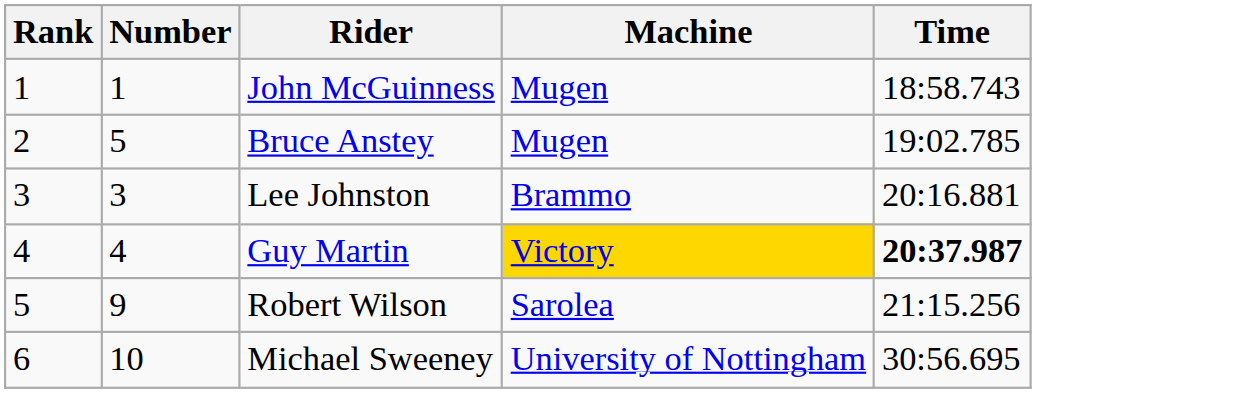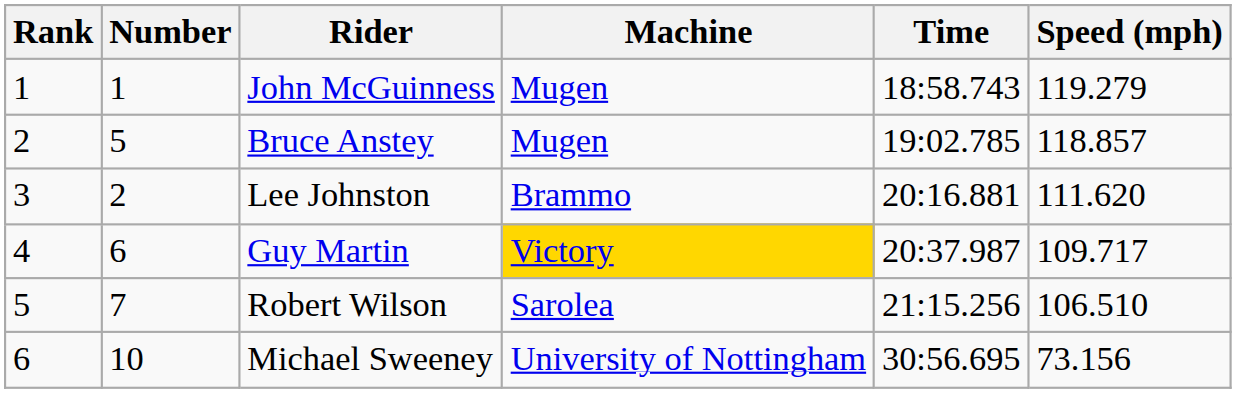+ column: (1130, 31)
(118, 195) 3 -> (118, 195) 2
(118, 250) 4 -> (118, 250) 6
(952, 250) bold -> (951, 250) normal
(118, 304) 9 -> (118, 304) 7
